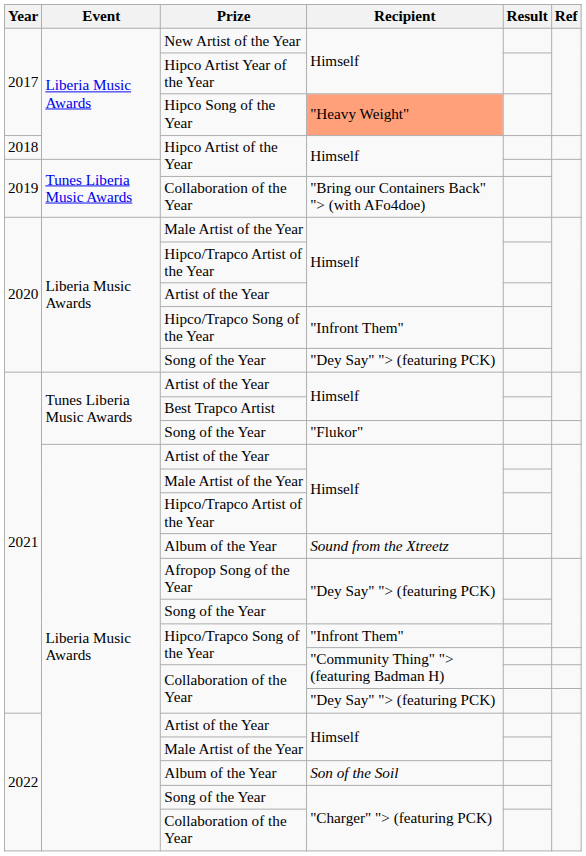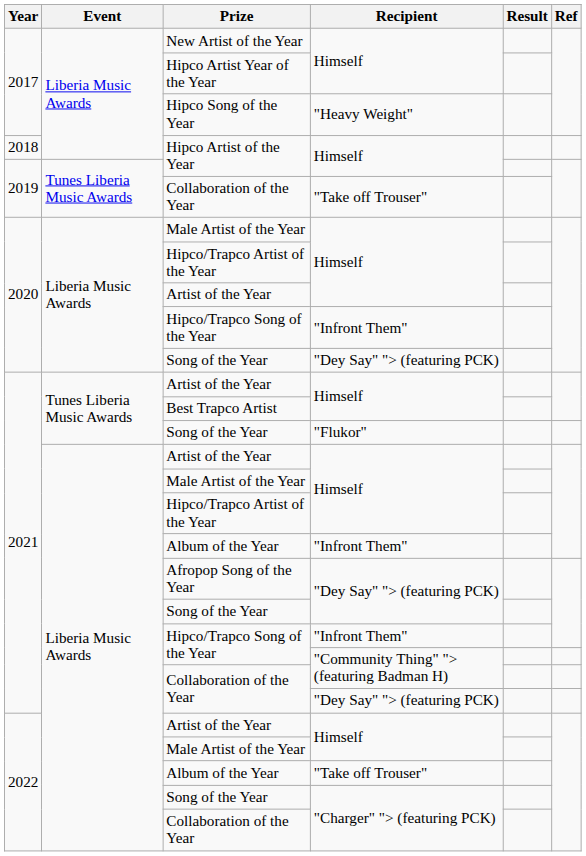(360, 114) lightsalmon background -> (363, 114) no background
(398, 196) "Bring our Containers Back" "> (with AFo4doe) -> (370, 196) "Take off Trouser"
(379, 546) Sound from the Xtreetz -> (361, 546) "Infront Them"
(354, 773) Son of the Soil -> (370, 773) "Take off Trouser"
